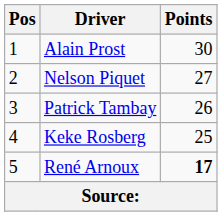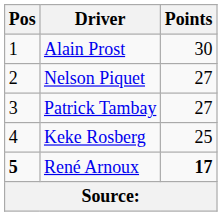(204, 108) 26 -> (204, 108) 27
(13, 167) normal -> (13, 167) bold
